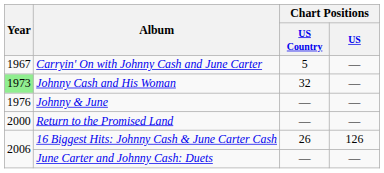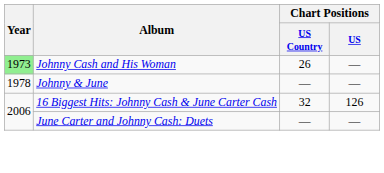- row: (149, 64)
(305, 83) 32 -> (305, 64) 26
(19, 102) 1976 -> (19, 83) 1978
- row: (105, 121)
(305, 139) 26 -> (305, 102) 32
